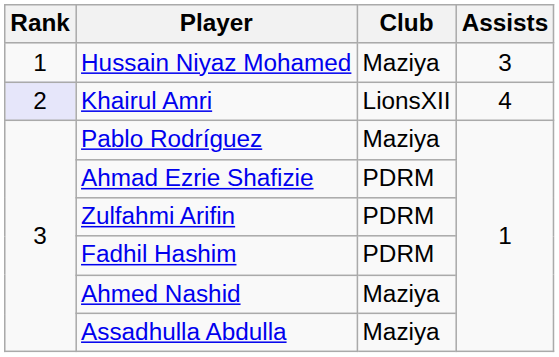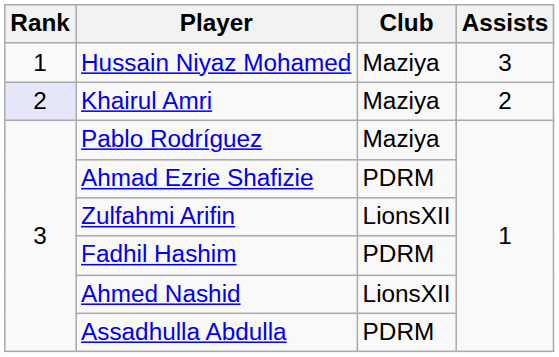(407, 100) LionsXII -> (401, 100) Maziya
(505, 100) 4 -> (505, 100) 2
(398, 216) PDRM -> (407, 216) LionsXII
(401, 293) Maziya -> (407, 293) LionsXII
(401, 332) Maziya -> (398, 332) PDRM
